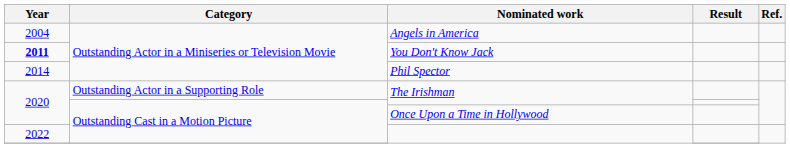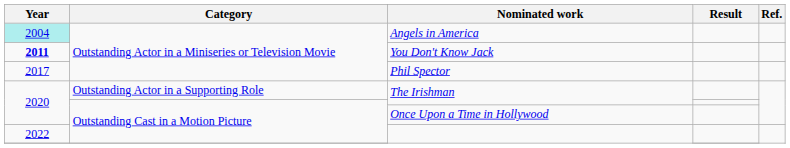(37, 33) no background -> (37, 33) paleturquoise background
(37, 71) 2014 -> (37, 71) 2017
